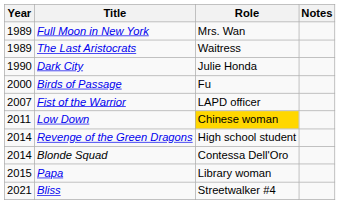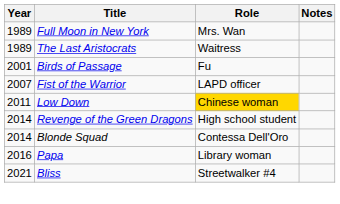- row: (60, 66)
(19, 84) 2000 -> (19, 66) 2001
(19, 173) 2015 -> (19, 155) 2016
